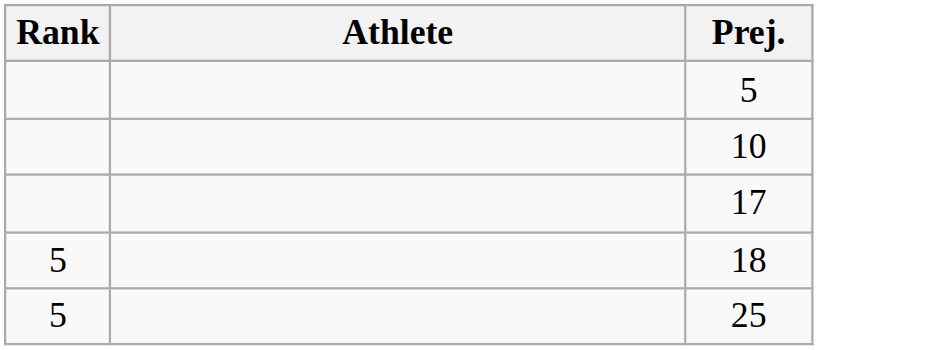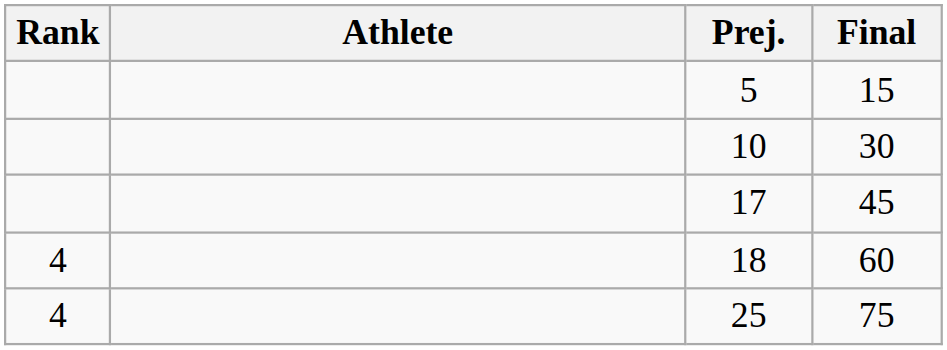+ column: (877, 32)
(58, 259) 5 -> (58, 259) 4
(58, 315) 5 -> (58, 315) 4
